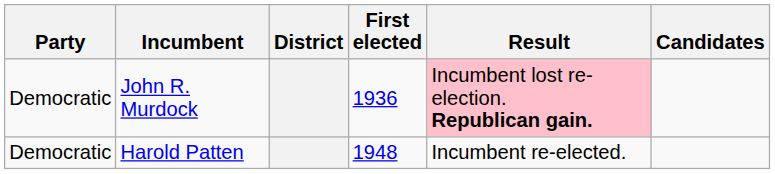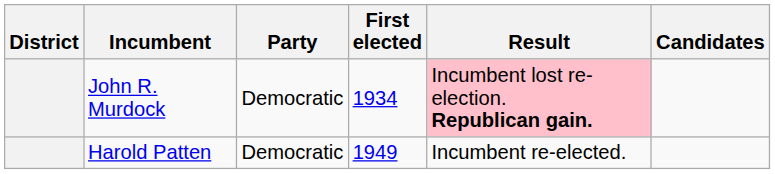columns swapped: (309, 43) <-> (60, 43)
(375, 97) 1936 -> (375, 97) 1934
(375, 152) 1948 -> (375, 152) 1949
